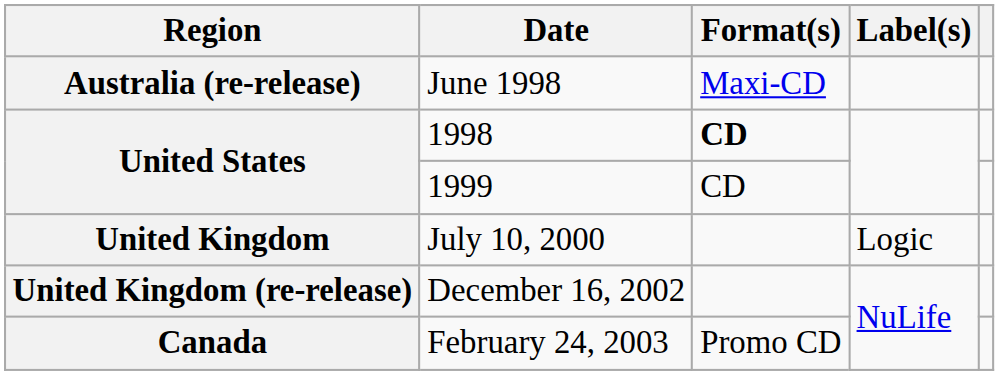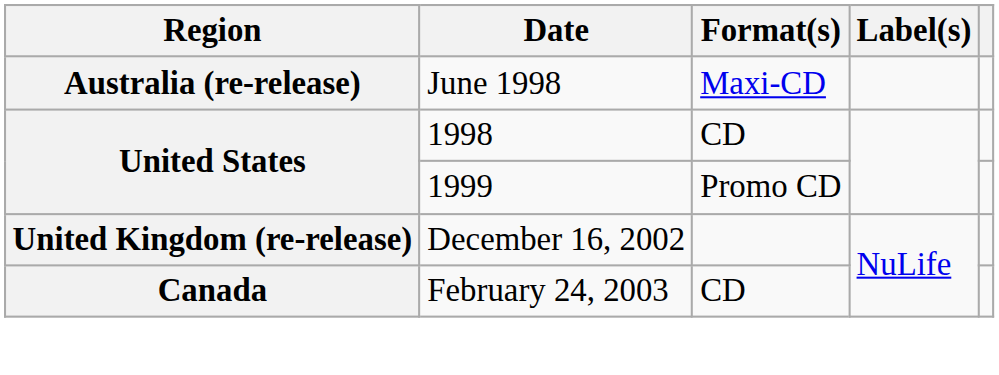(724, 134) bold -> (723, 134) normal
(723, 186) CD -> (771, 186) Promo CD
- row: (516, 238)
(771, 342) Promo CD -> (723, 290) CD
